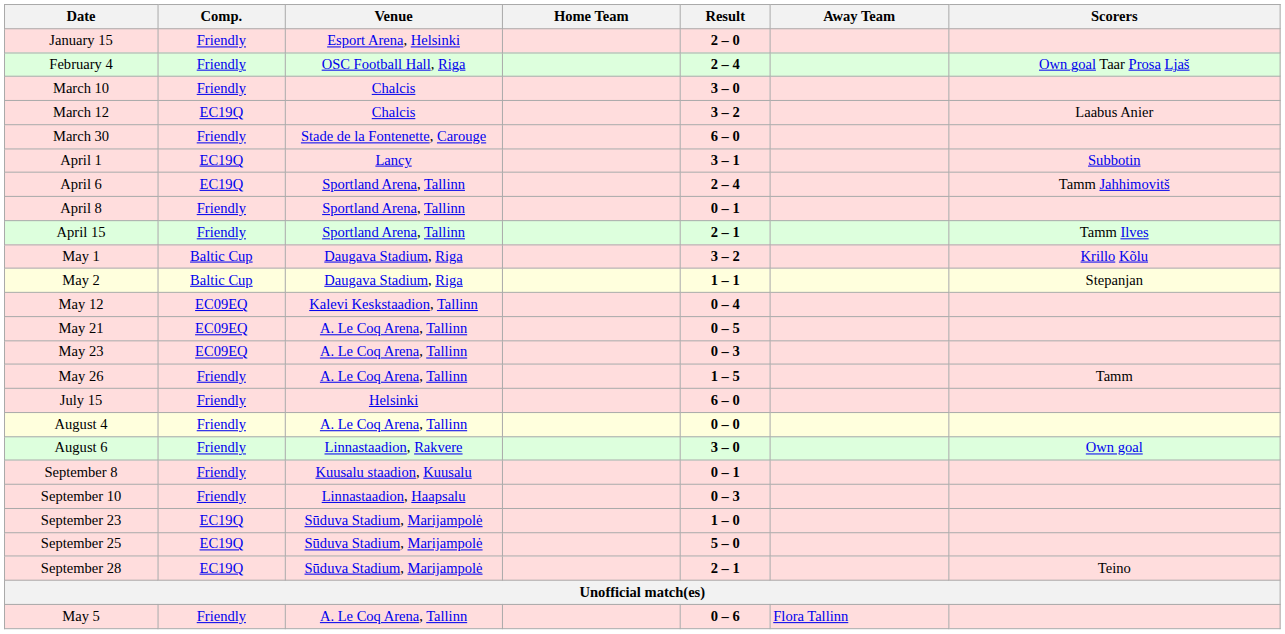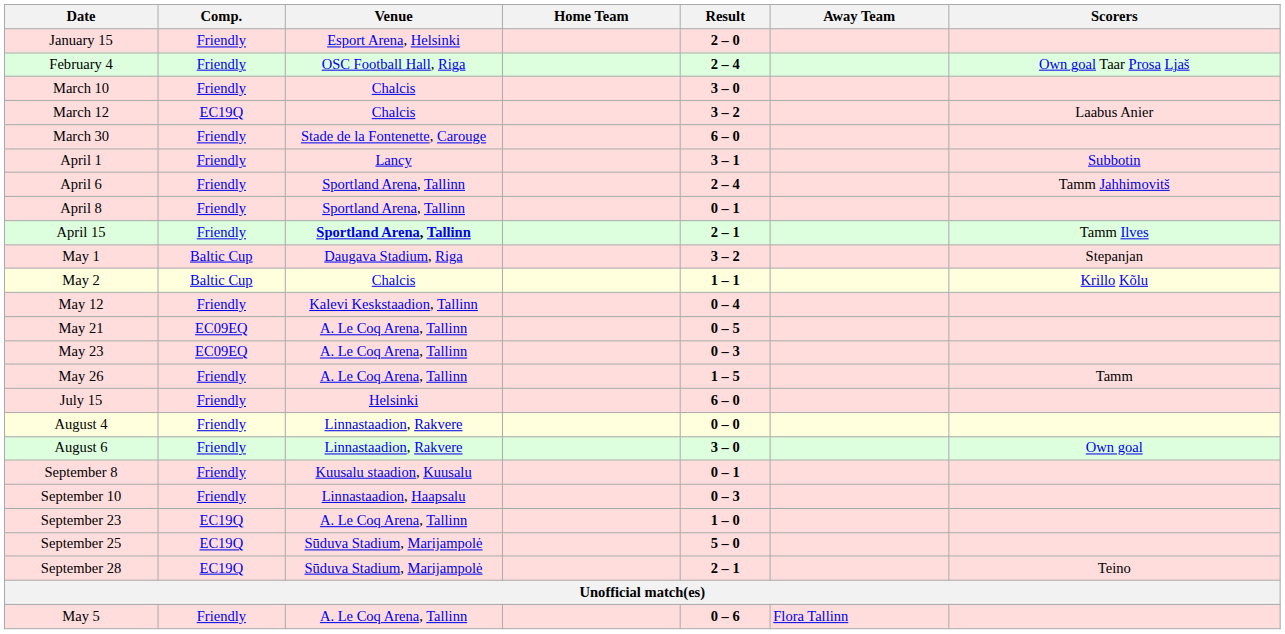(221, 160) EC19Q -> (221, 160) Friendly
(221, 184) EC19Q -> (221, 184) Friendly
(394, 232) normal -> (394, 232) bold
(1114, 256) Krillo Kõlu -> (1114, 256) Stepanjan
(394, 280) Daugava Stadium, Riga -> (394, 280) Chalcis
(1114, 280) Stepanjan -> (1114, 280) Krillo Kõlu
(221, 304) EC09EQ -> (221, 304) Friendly
(394, 424) A. Le Coq Arena, Tallinn -> (394, 424) Linnastaadion, Rakvere
(394, 520) Sūduva Stadium, Marijampolė -> (394, 520) A. Le Coq Arena, Tallinn
